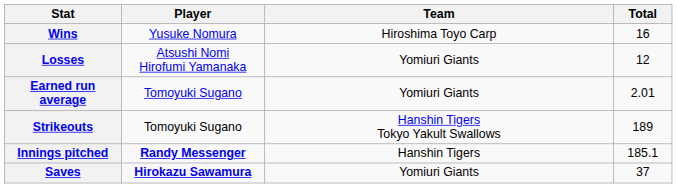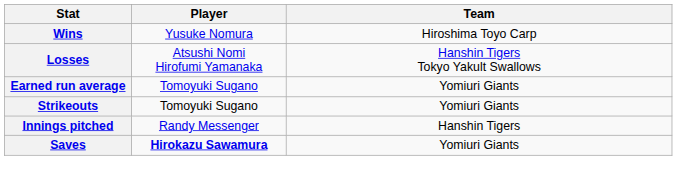- column: (643, 14)
(439, 60) Yomiuri Giants -> (479, 60) Hanshin Tigers Tokyo Yakult Swallows
(439, 127) Hanshin Tigers Tokyo Yakult Swallows -> (479, 106) Yomiuri Giants
(193, 153) bold -> (209, 125) normal
